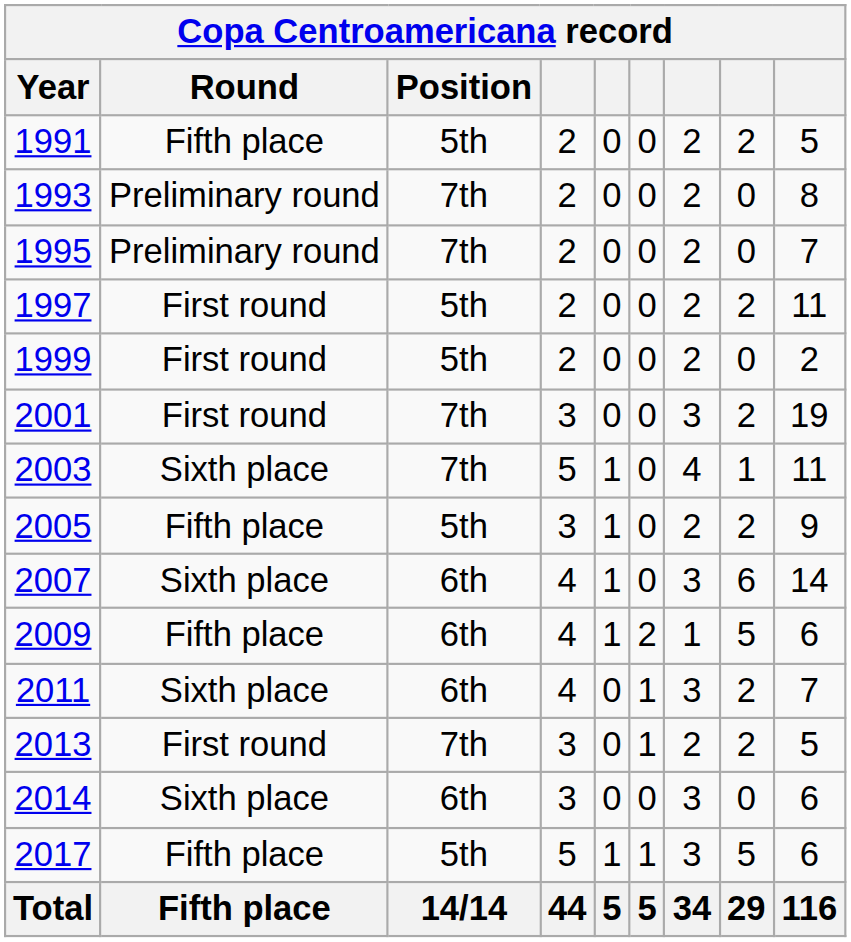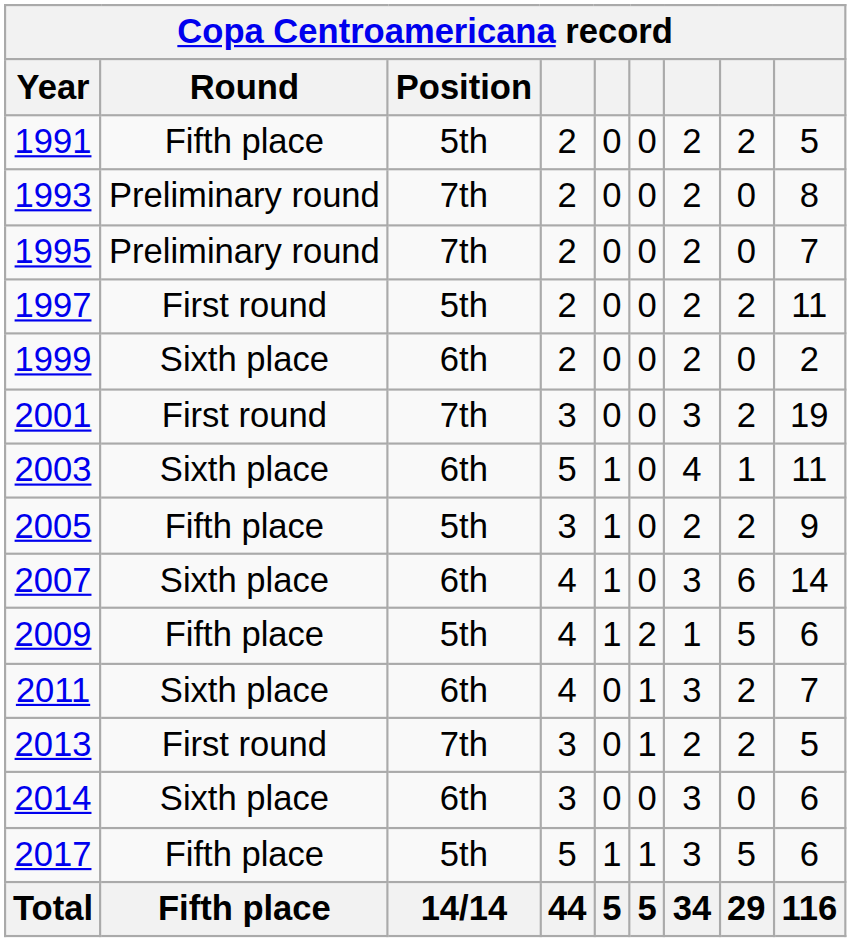(244, 360) First round -> (244, 360) Sixth place
(464, 360) 5th -> (464, 360) 6th
(464, 470) 7th -> (464, 470) 6th
(464, 634) 6th -> (464, 634) 5th
